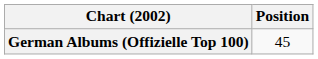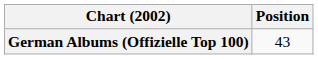(283, 41) 45 -> (283, 41) 43
